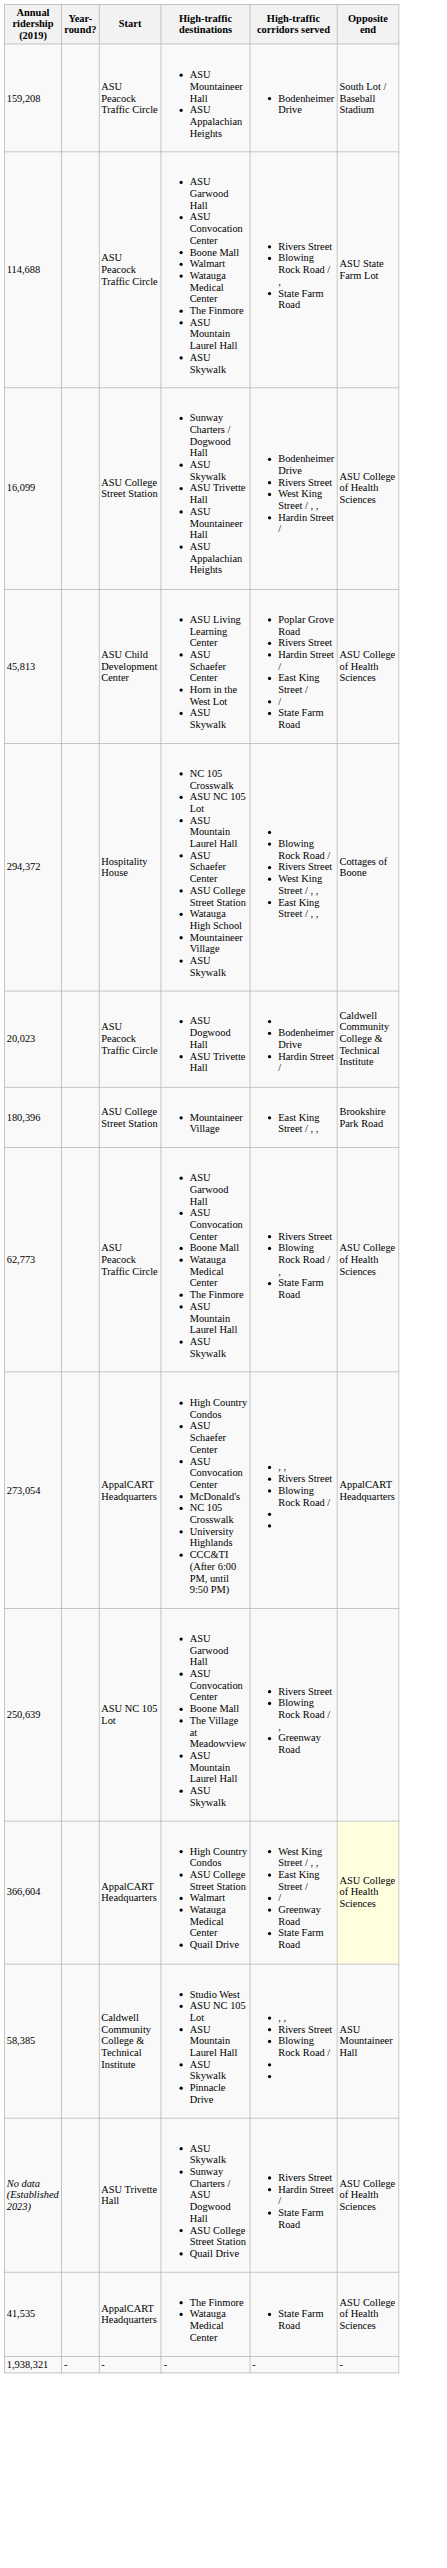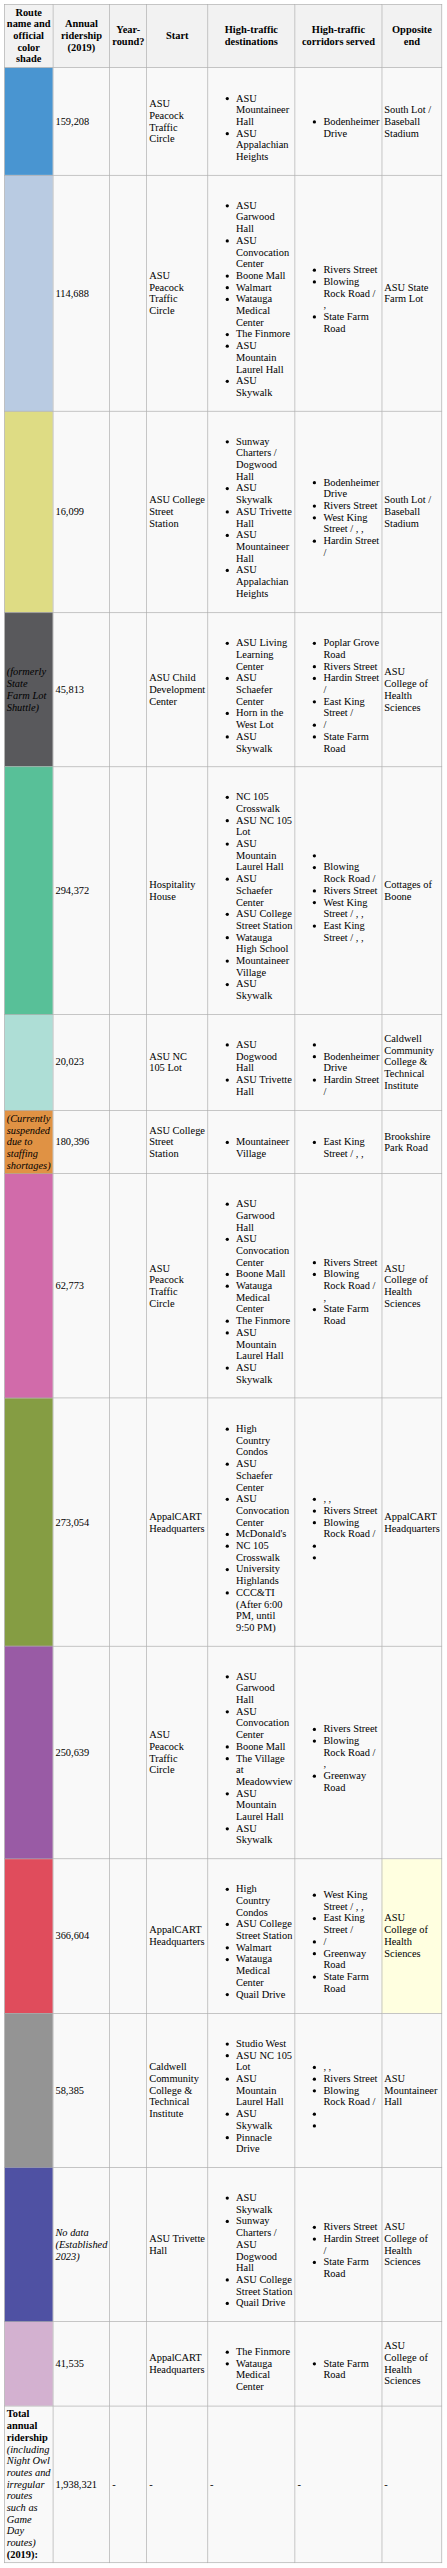+ column: (29, 36)
(367, 488) ASU College of Health Sciences -> (408, 512) South Lot / Baseball Stadium
(129, 1039) ASU Peacock Traffic Circle -> (168, 1062) ASU NC 105 Lot
(129, 1714) ASU NC 105 Lot -> (167, 1752) ASU Peacock Traffic Circle
